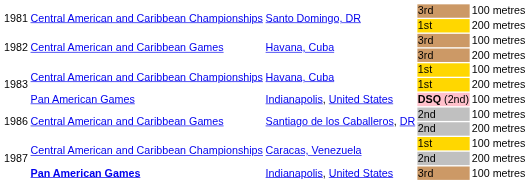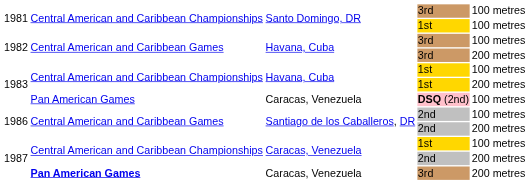(499, 25) 200 metres -> (499, 25) 100 metres
(329, 99) Indianapolis, United States -> (314, 99) Caracas, Venezuela
(329, 173) Indianapolis, United States -> (314, 173) Caracas, Venezuela
(499, 173) 100 metres -> (499, 173) 200 metres
